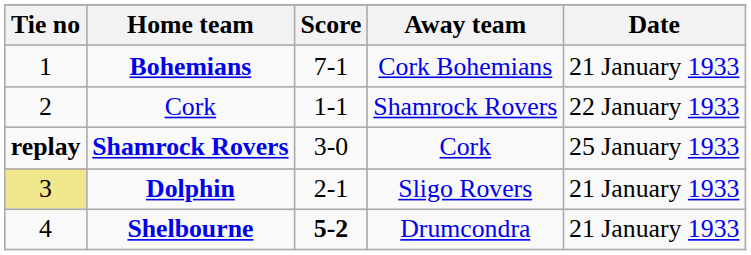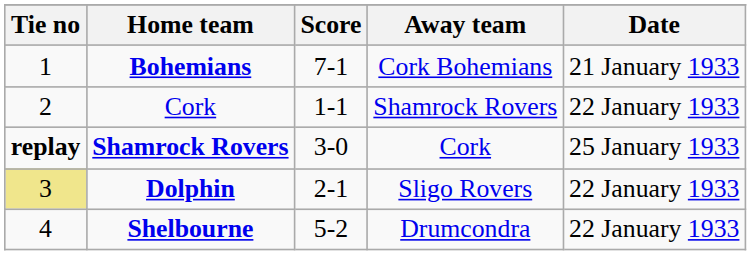(654, 188) 21 January 1933 -> (654, 188) 22 January 1933
(331, 229) bold -> (331, 229) normal
(654, 229) 21 January 1933 -> (654, 229) 22 January 1933
